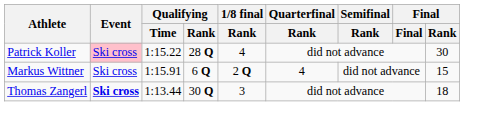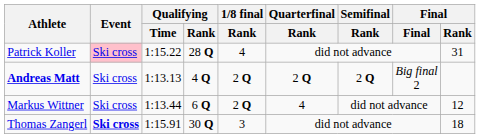(442, 52) 30 -> (457, 52) 31
+ row: (43, 78)
(163, 71) 1:15.91 -> (163, 104) 1:13.44
(442, 71) 15 -> (457, 104) 12
(163, 91) 1:13.44 -> (163, 124) 1:15.91
